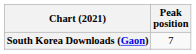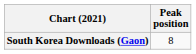(171, 40) 7 -> (171, 40) 8
